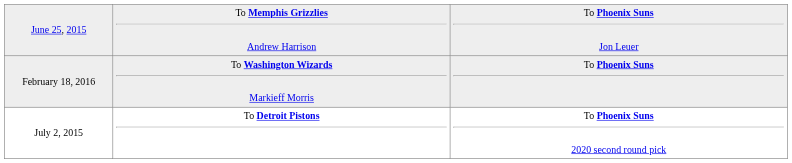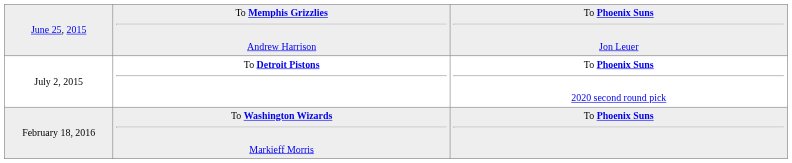rows swapped: (59, 133) <-> (59, 81)
